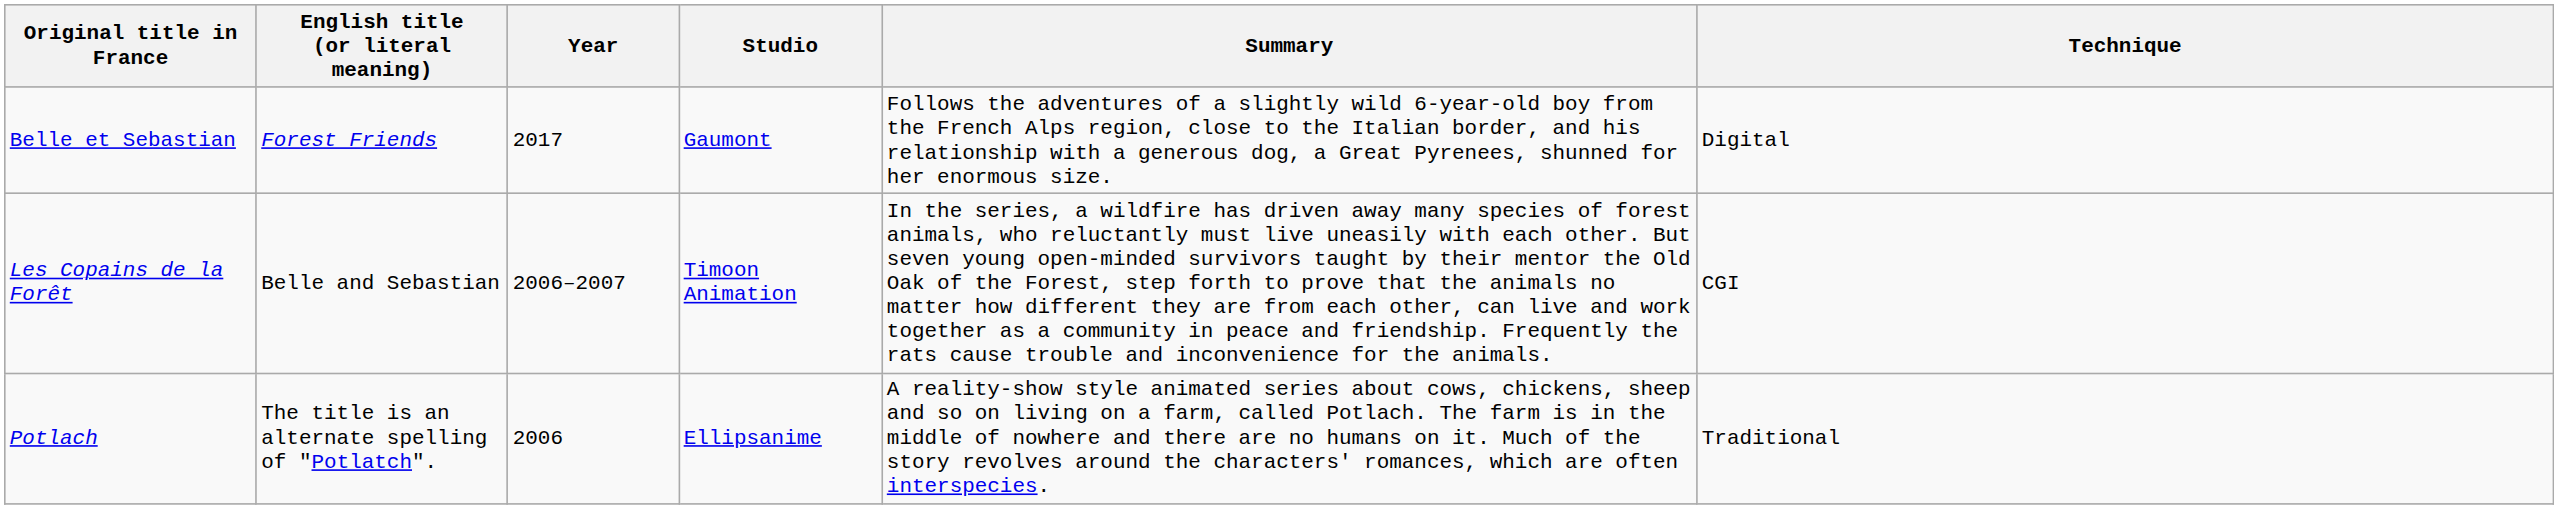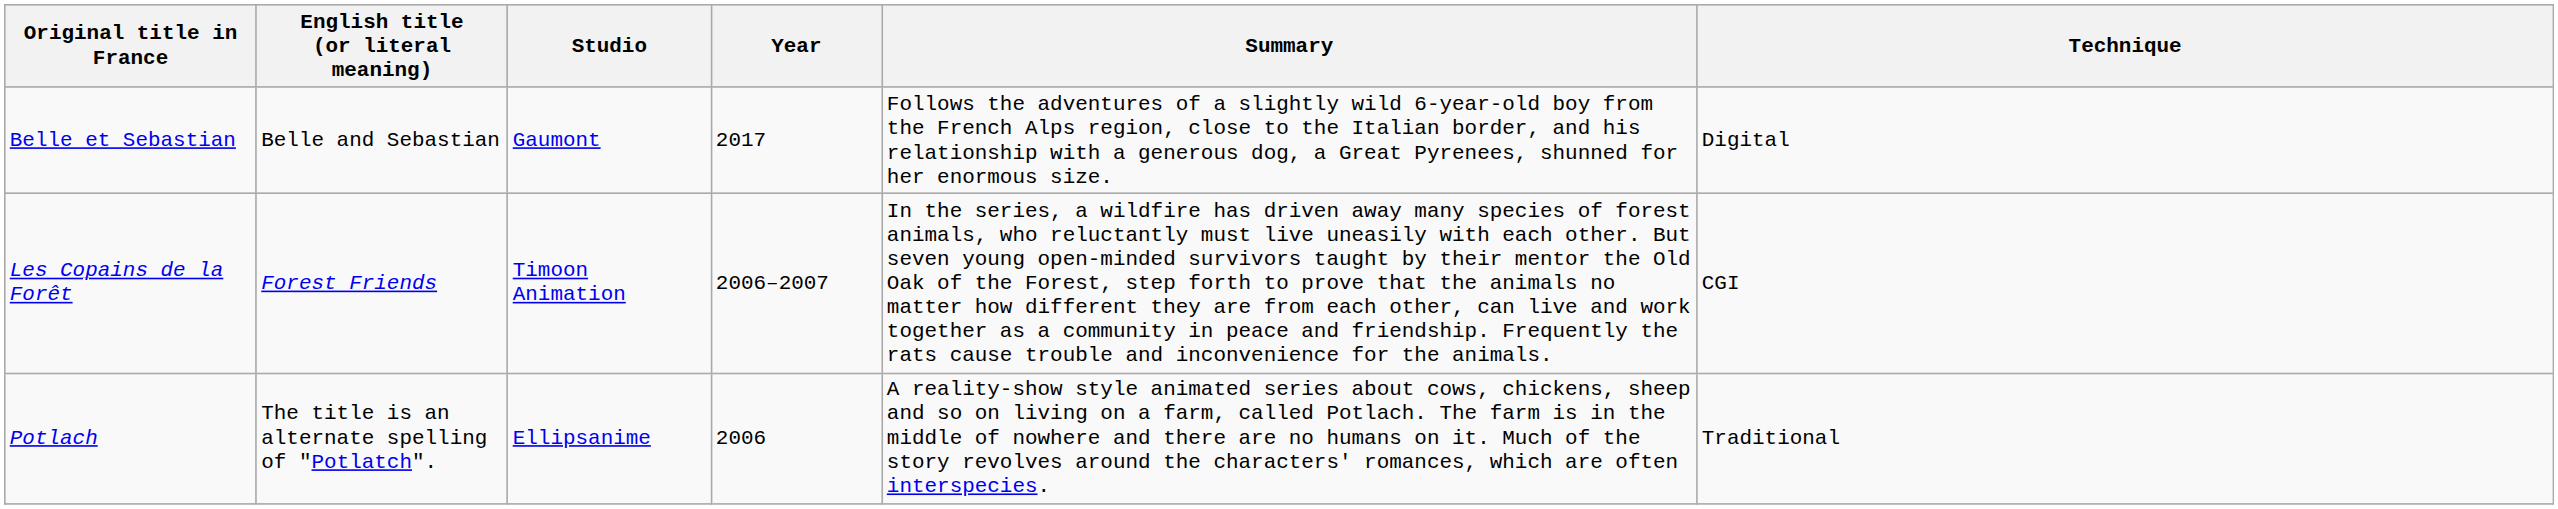columns swapped: (593, 46) <-> (780, 46)
(349, 140) Forest Friends -> (381, 140) Belle and Sebastian
(381, 283) Belle and Sebastian -> (349, 283) Forest Friends
